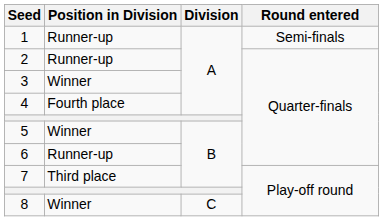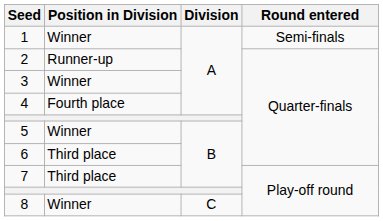(80, 37) Runner-up -> (69, 37) Winner
(80, 154) Runner-up -> (82, 154) Third place
